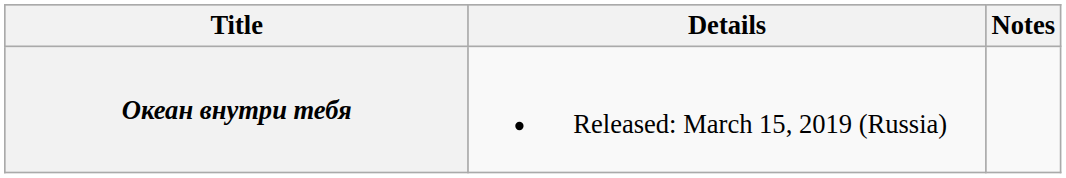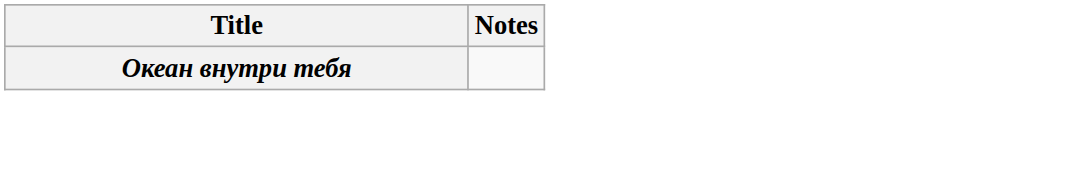- column: (727, 25)
